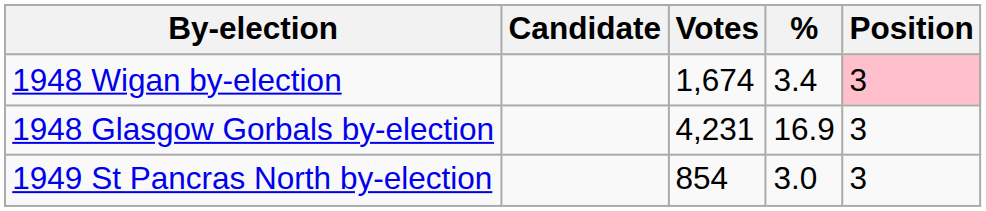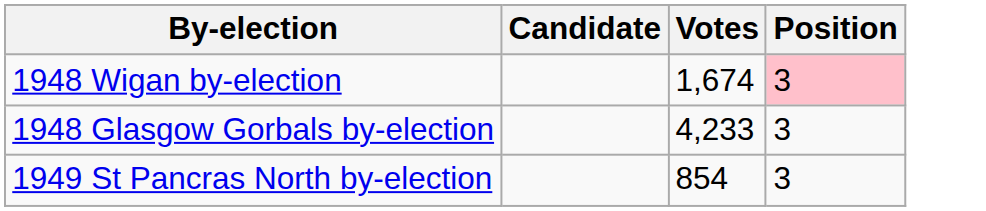- column: (804, 29)
(715, 129) 4,231 -> (715, 129) 4,233
